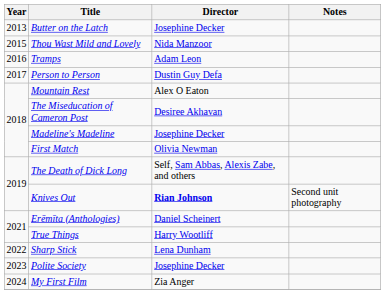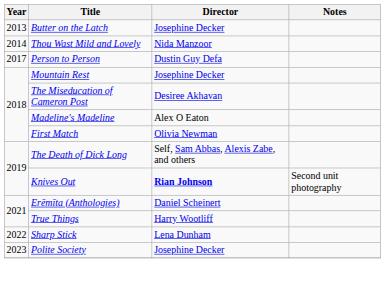(17, 43) 2015 -> (17, 43) 2014
- row: (46, 59)
(181, 91) Alex O Eaton -> (189, 75) Josephine Decker
(189, 133) Josephine Decker -> (181, 117) Alex O Eaton
- row: (59, 281)
